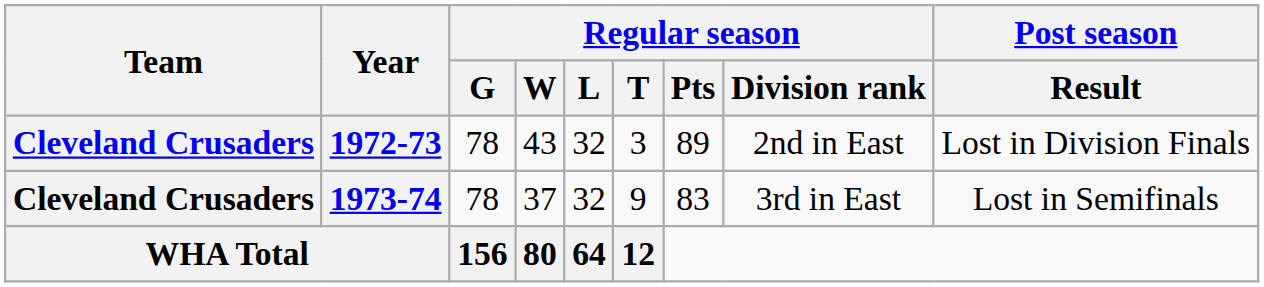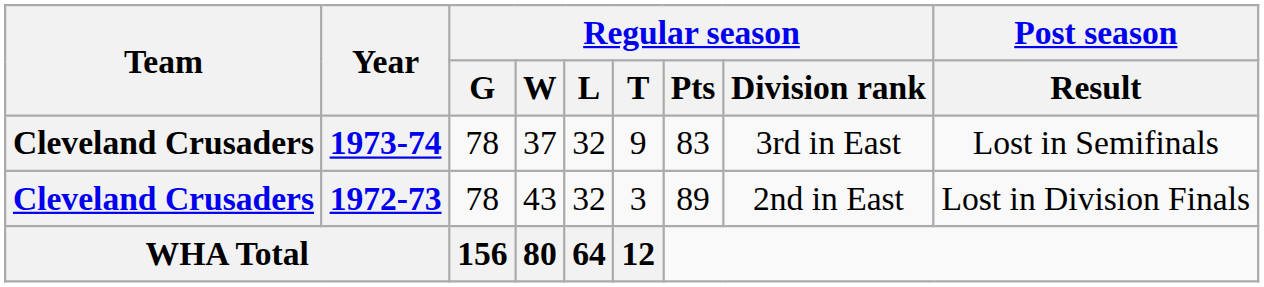rows swapped: (386, 143) <-> (386, 198)
